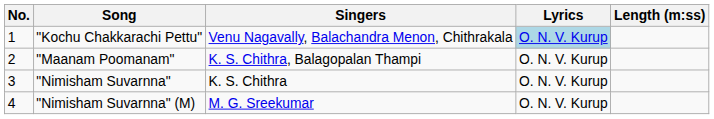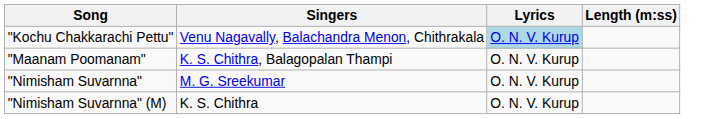- column: (19, 16)
(248, 81) K. S. Chithra -> (232, 81) M. G. Sreekumar
(261, 103) M. G. Sreekumar -> (219, 103) K. S. Chithra
